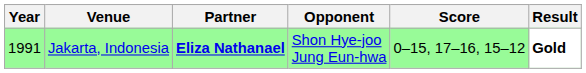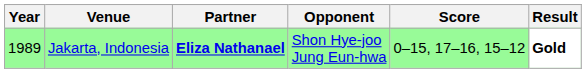(24, 48) 1991 -> (24, 48) 1989
